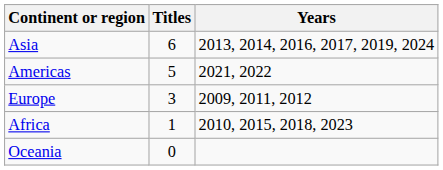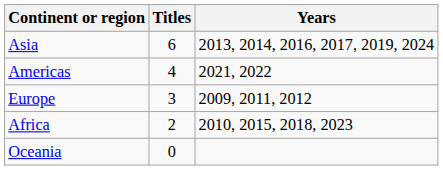(172, 71) 5 -> (172, 71) 4
(172, 125) 1 -> (172, 125) 2
